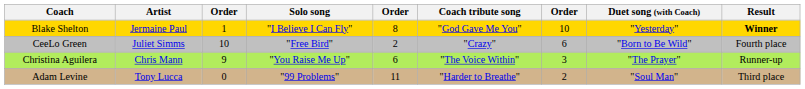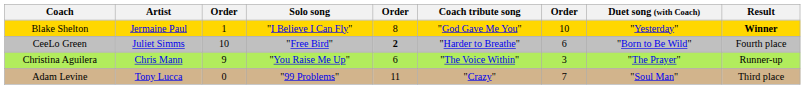(395, 44) normal -> (395, 44) bold
(480, 44) "Crazy" -> (480, 44) "Harder to Breathe"
(480, 76) "Harder to Breathe" -> (480, 76) "Crazy"
(564, 76) 2 -> (564, 76) 7
